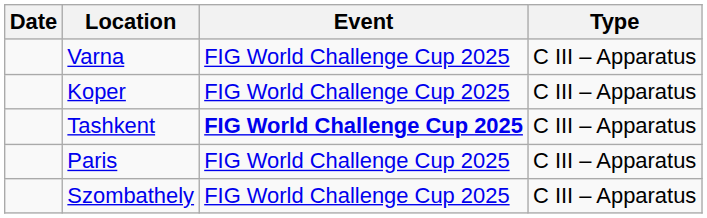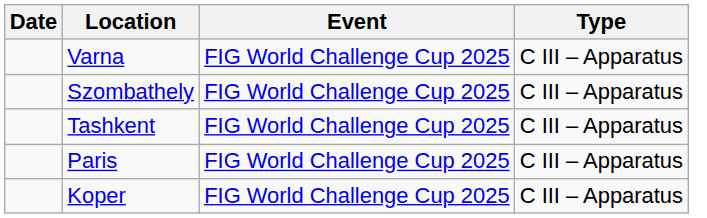rows swapped: (97, 91) <-> (131, 195)
(364, 126) bold -> (357, 126) normal
